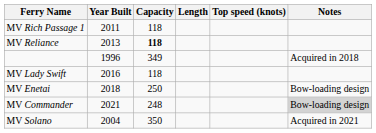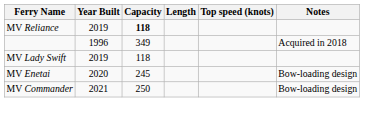- row: (46, 27)
(110, 43) 2013 -> (98, 27) 2019
(110, 74) 2016 -> (98, 58) 2019
(110, 89) 2018 -> (98, 74) 2020
(155, 89) 250 -> (143, 74) 245
(155, 105) 248 -> (143, 89) 250
(330, 105) lightgrey background -> (318, 89) no background
- row: (29, 120)
